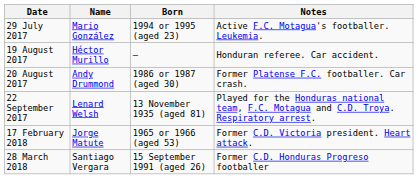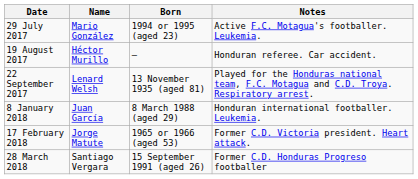- row: (30, 79)
+ row: (30, 113)
